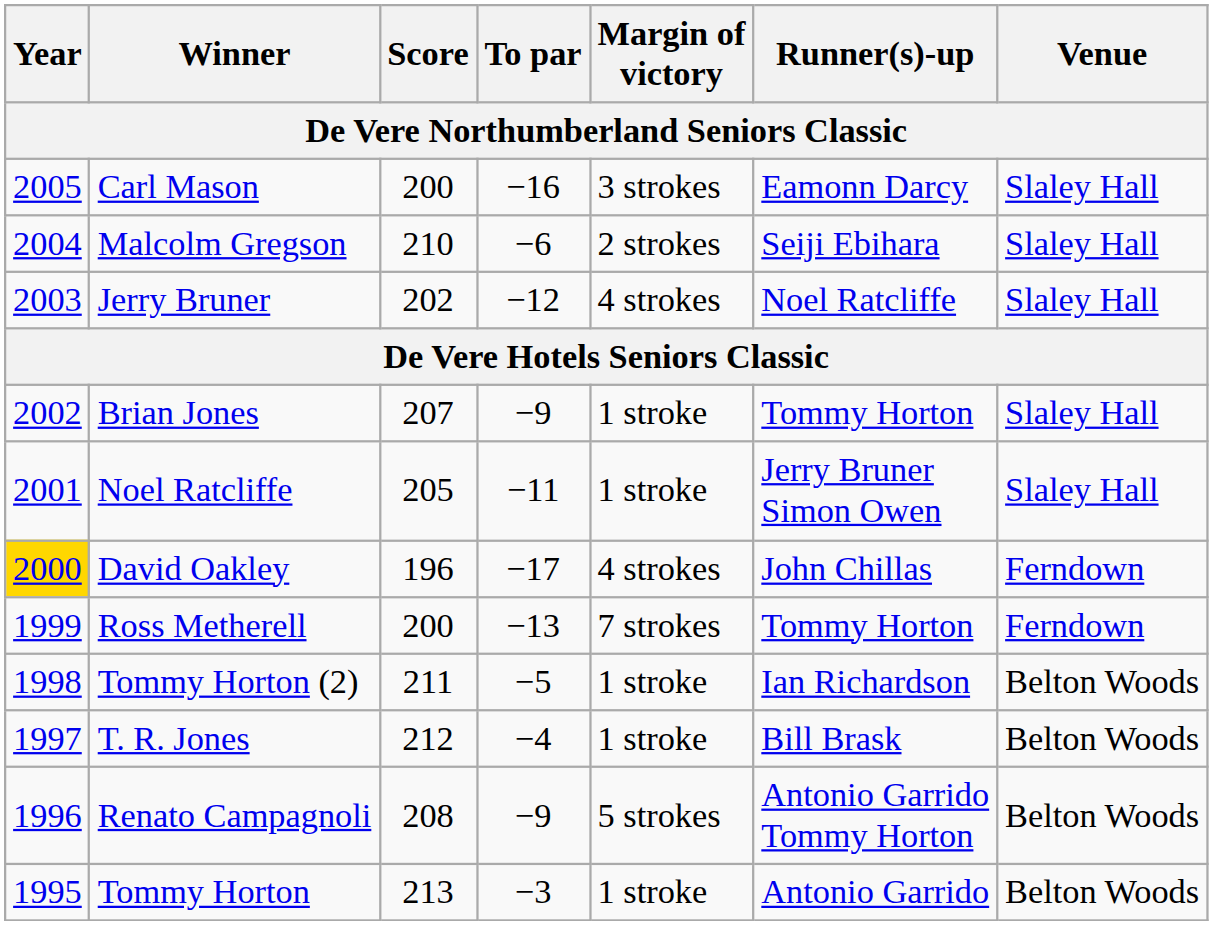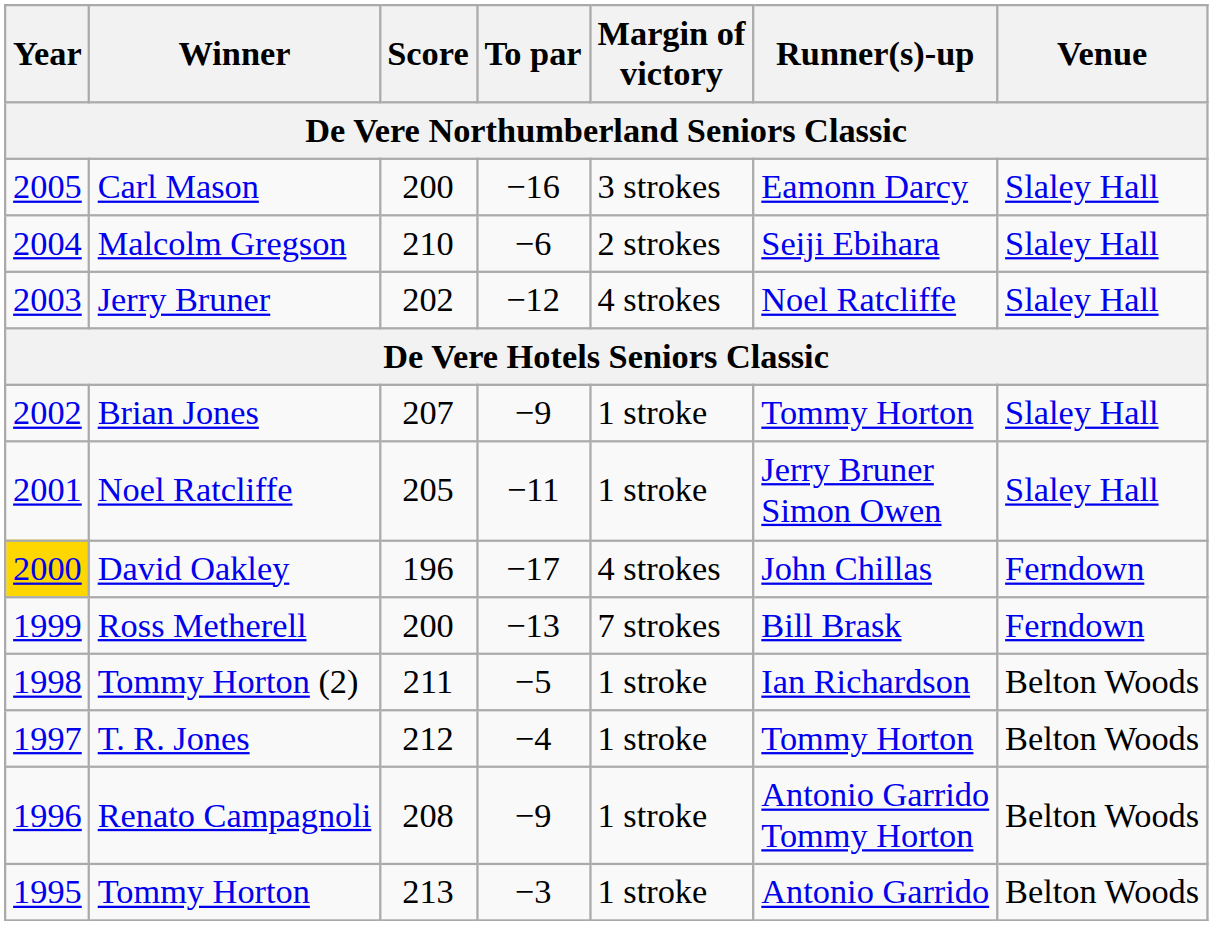(867, 624) Tommy Horton -> (831, 624) Bill Brask
(831, 737) Bill Brask -> (867, 737) Tommy Horton
(659, 814) 5 strokes -> (652, 814) 1 stroke
